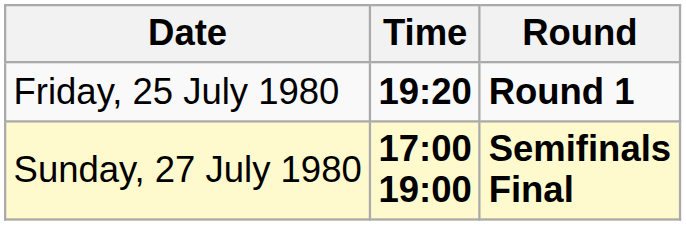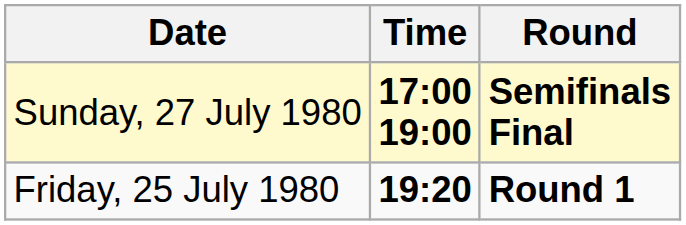rows swapped: (176, 91) <-> (188, 169)
